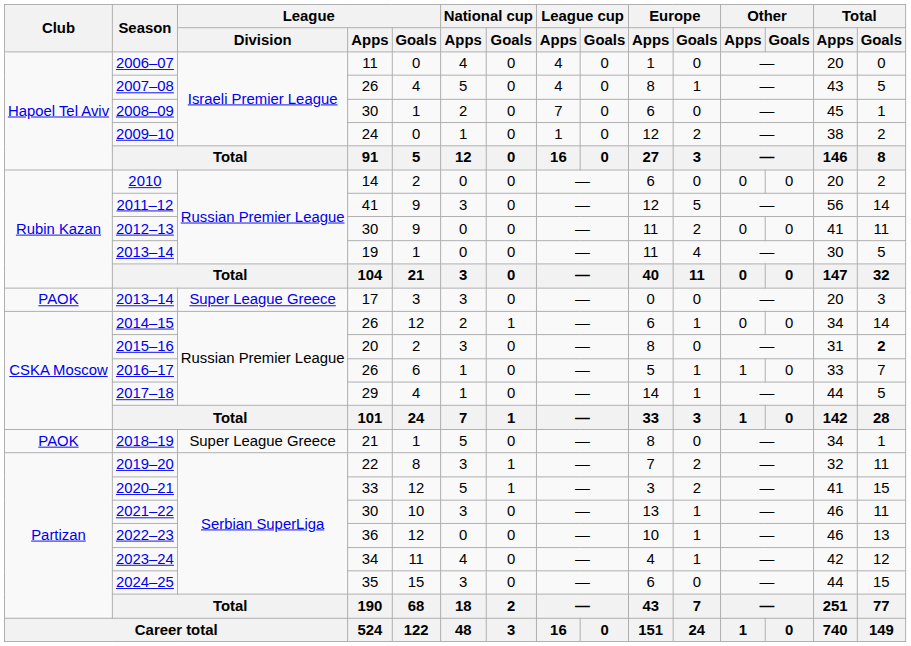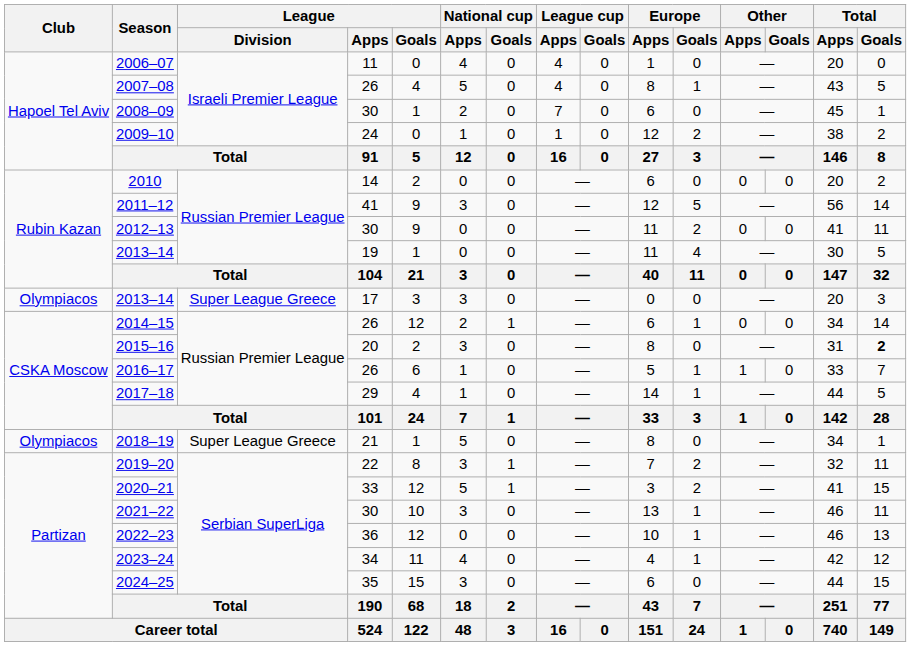(58, 299) PAOK -> (58, 299) Olympiacos
(58, 441) PAOK -> (58, 441) Olympiacos
